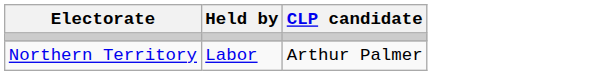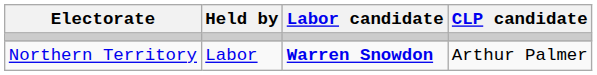+ column: (365, 19)
